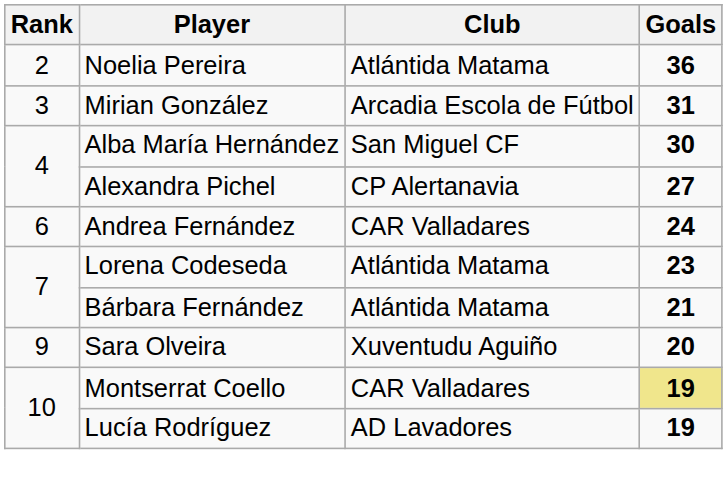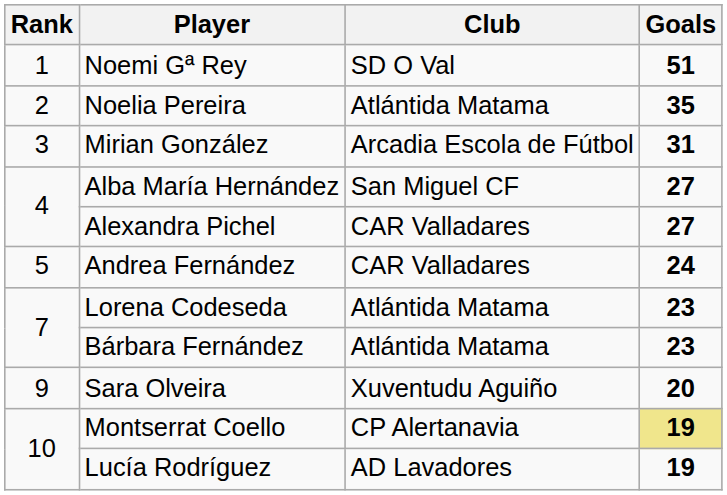+ row: (166, 65)
(681, 65) 36 -> (681, 105) 35
(681, 145) 30 -> (681, 186) 27
(435, 186) CP Alertanavia -> (440, 226) CAR Valladares
(42, 226) 6 -> (42, 266) 5
(681, 307) 21 -> (681, 347) 23
(440, 387) CAR Valladares -> (435, 428) CP Alertanavia
